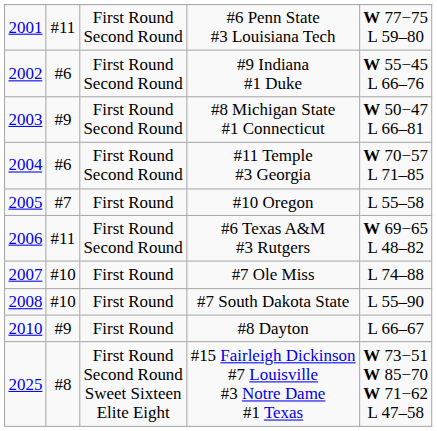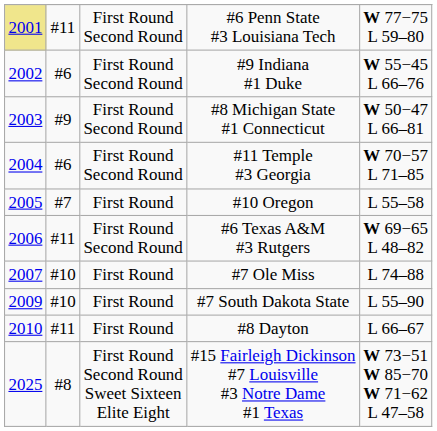(25, 27) no background -> (25, 27) khaki background
(25, 301) 2008 -> (25, 301) 2009
(63, 328) #9 -> (63, 328) #11
